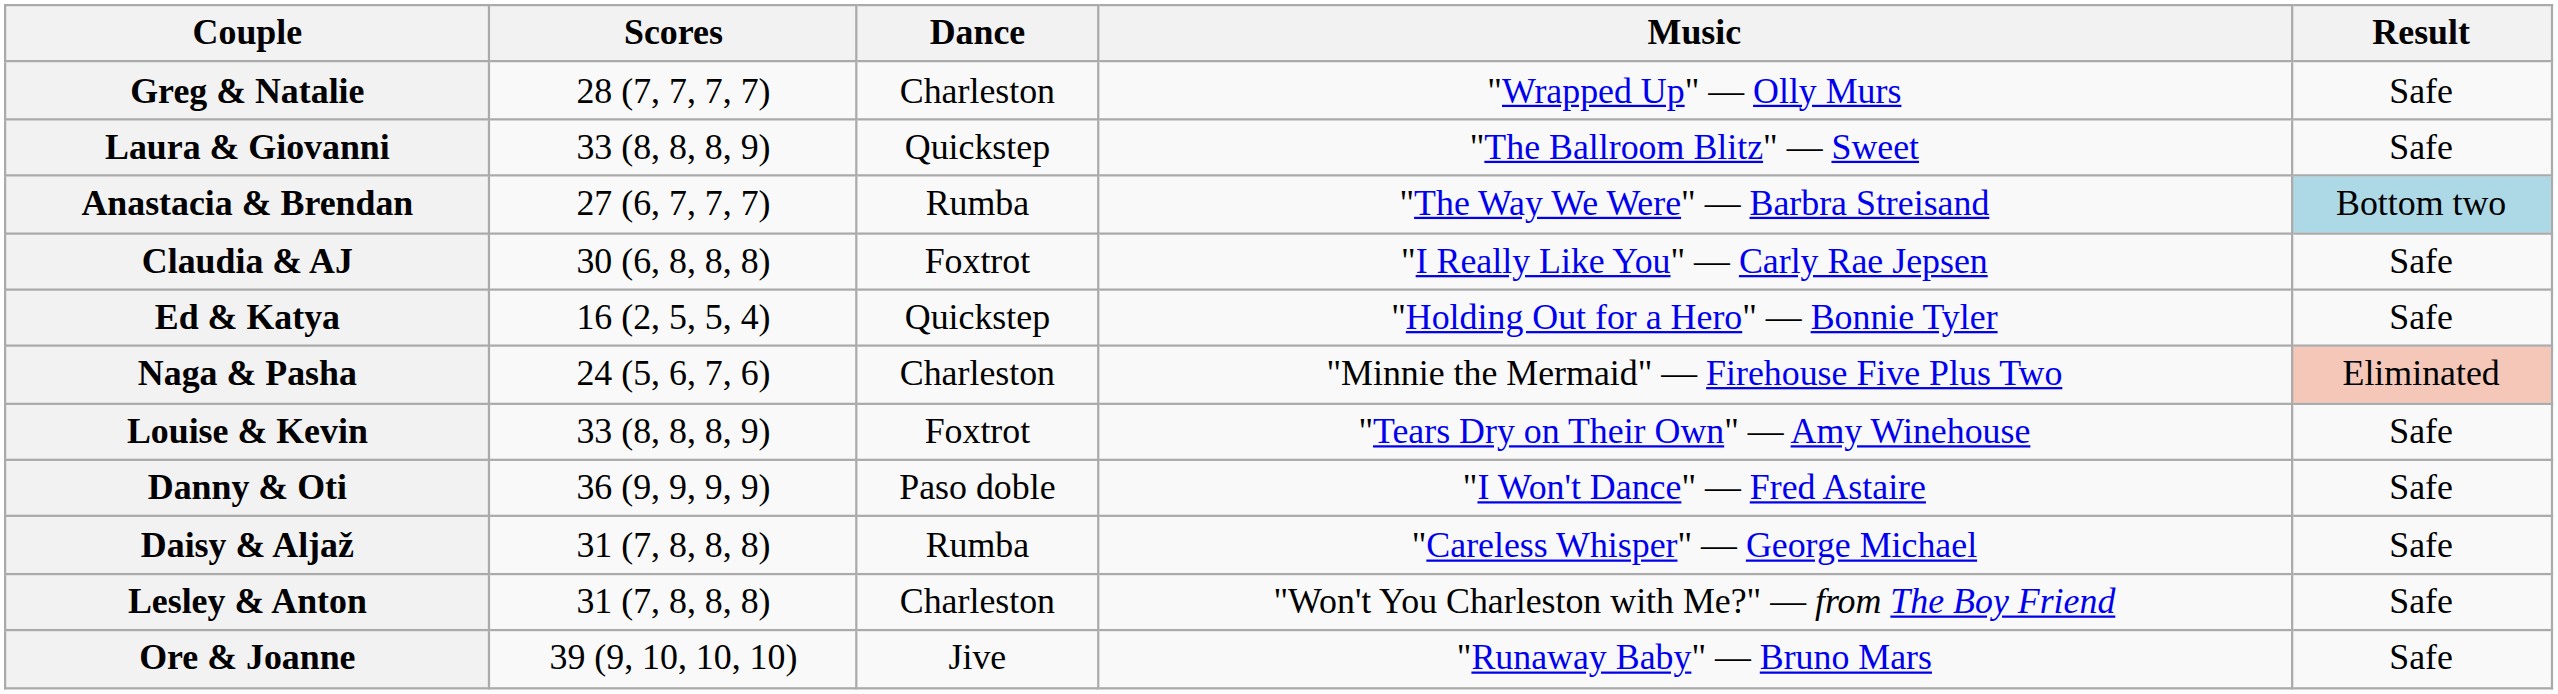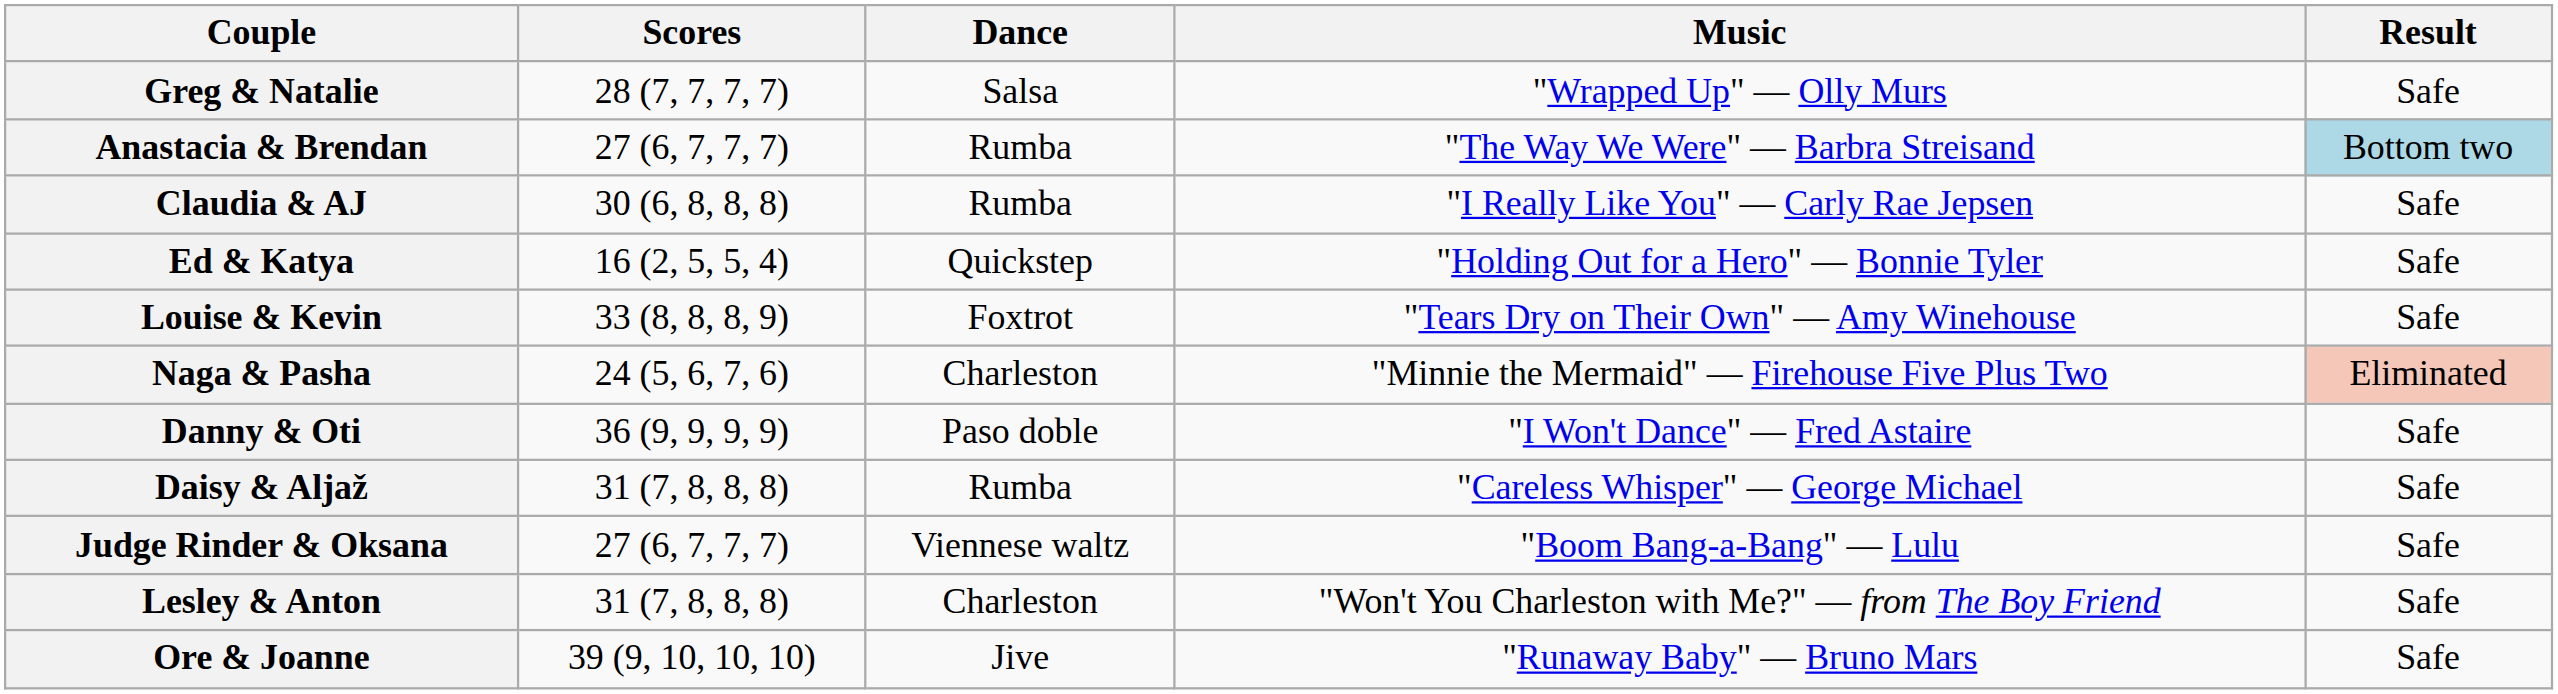(977, 89) Charleston -> (1020, 89) Salsa
- row: (247, 146)
(977, 260) Foxtrot -> (1020, 203) Rumba
rows swapped: (247, 373) <-> (247, 430)
+ row: (261, 544)
